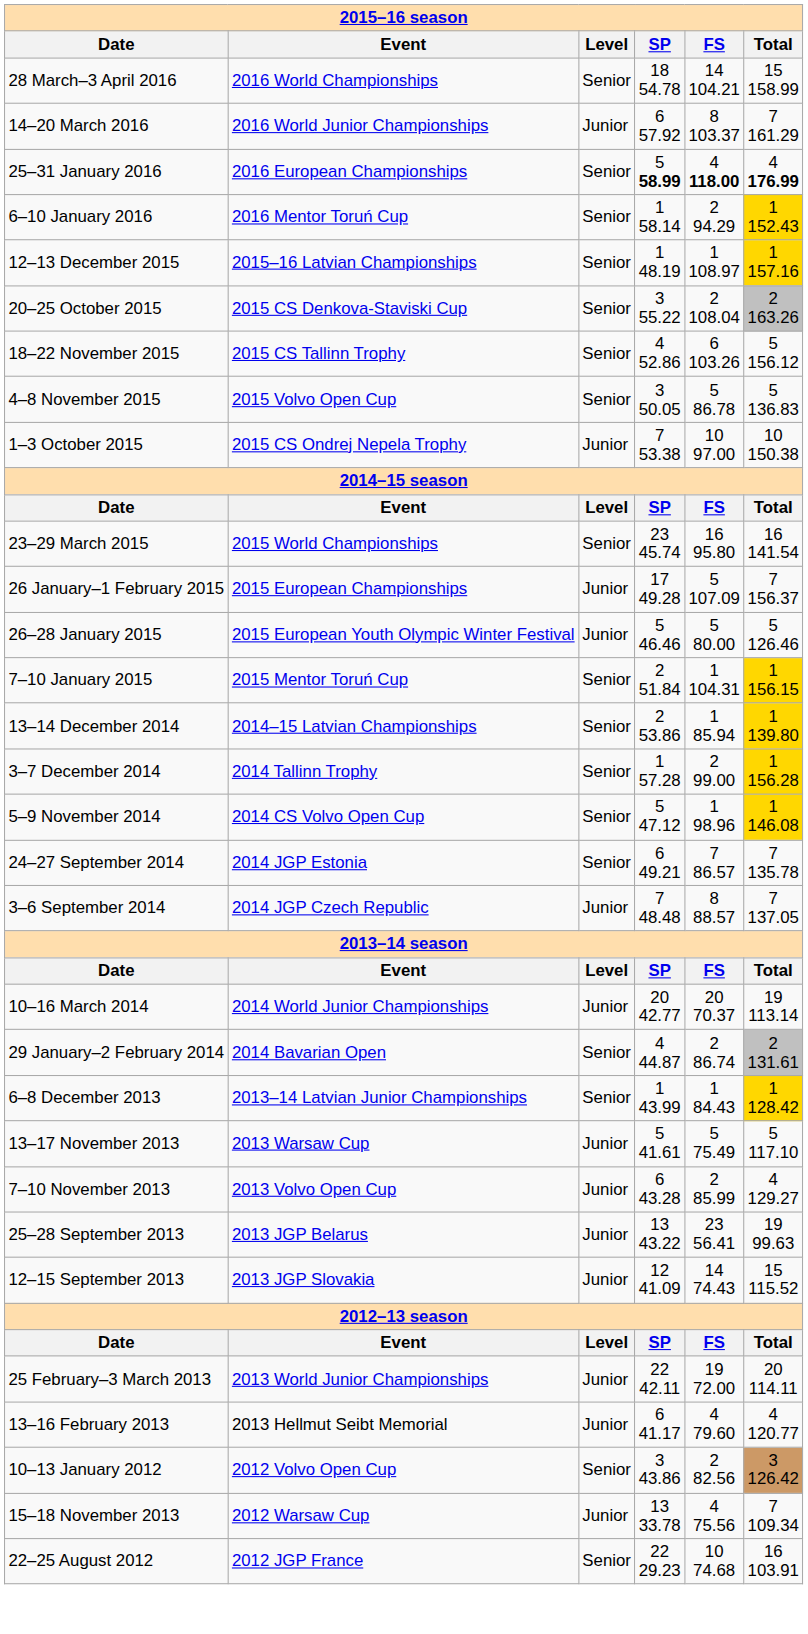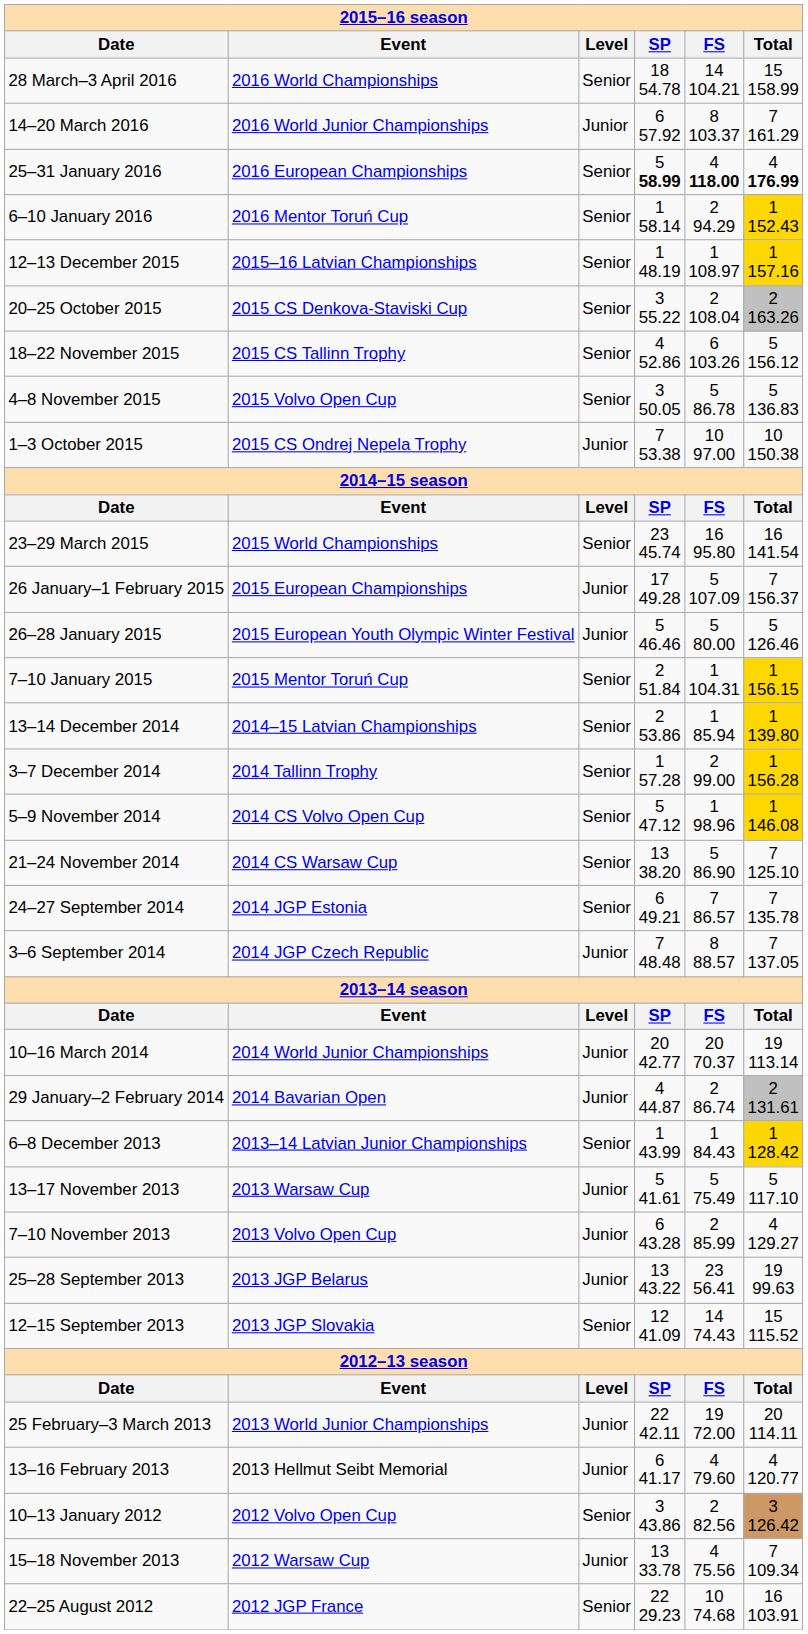+ row: (94, 862)
(607, 1052) Senior -> (605, 1098) Junior
(605, 1280) Junior -> (607, 1325) Senior
